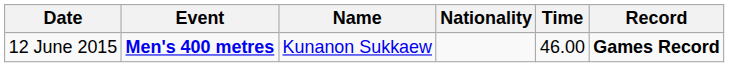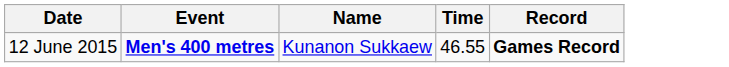- column: (486, 18)
(563, 47) 46.00 -> (463, 47) 46.55
